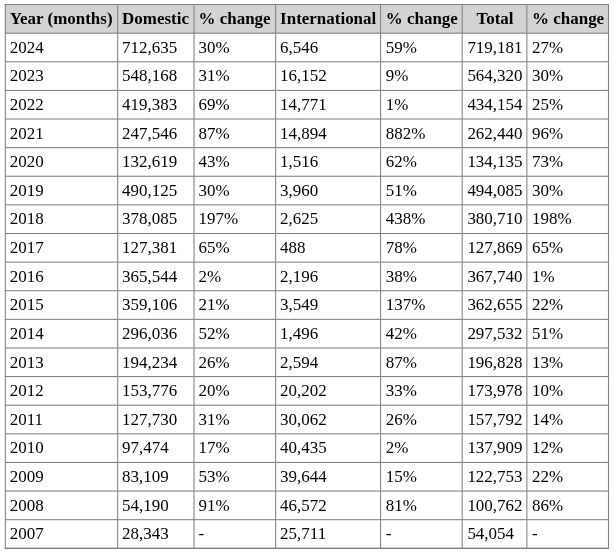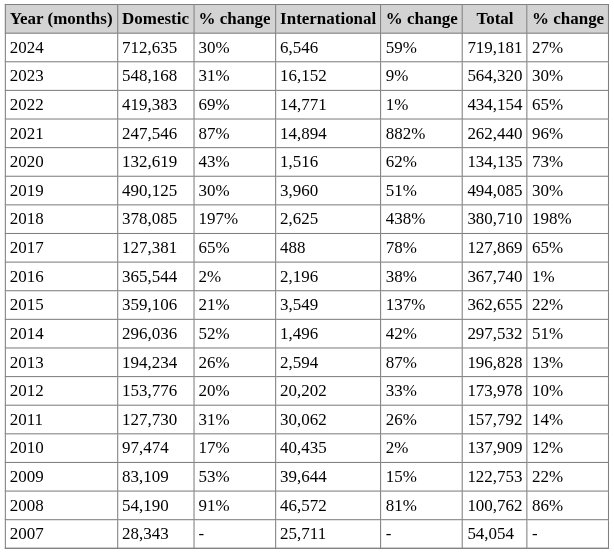(548, 104) 25% -> (548, 104) 65%
